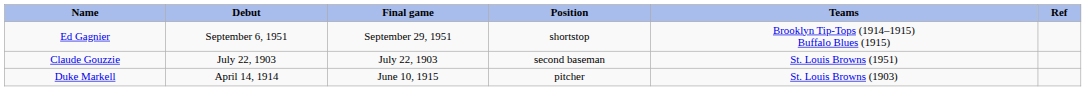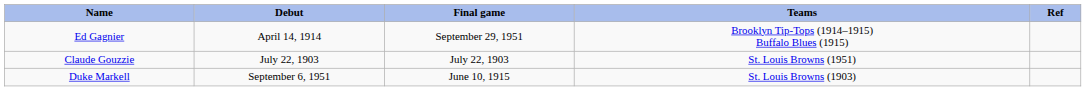- column: (569, 13)
(247, 36) September 6, 1951 -> (289, 36) April 14, 1914
(247, 77) April 14, 1914 -> (289, 77) September 6, 1951
